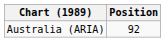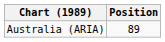(134, 29) 92 -> (134, 29) 89
